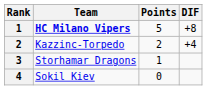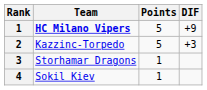(190, 29) +8 -> (190, 29) +9
(159, 45) 2 -> (159, 45) 5
(190, 45) +4 -> (190, 45) +3
(159, 77) 0 -> (159, 77) 1
